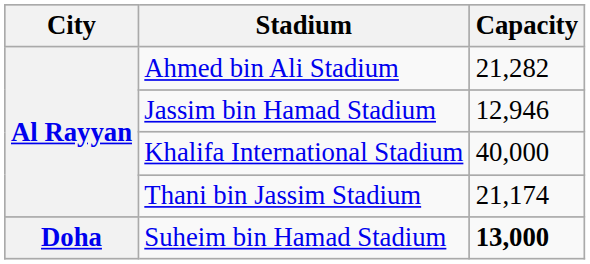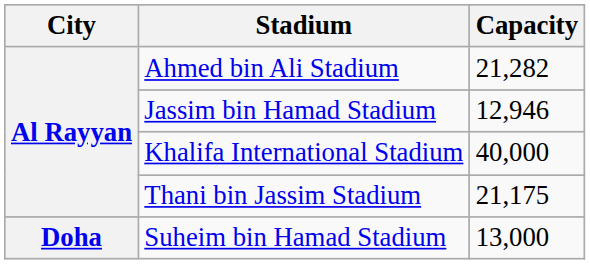(512, 195) 21,174 -> (512, 195) 21,175
(512, 237) bold -> (512, 237) normal
